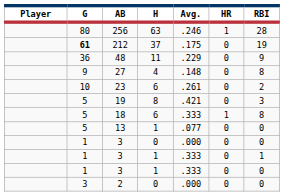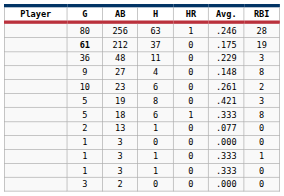columns swapped: (191, 14) <-> (226, 14)
(262, 59) 9 -> (262, 59) 3
(85, 128) 5 -> (85, 128) 2
